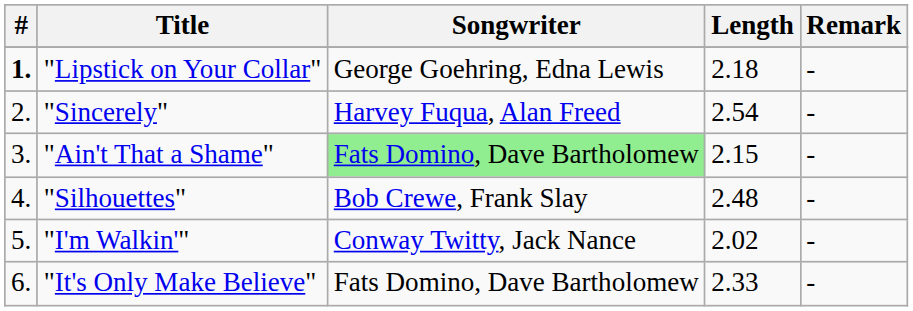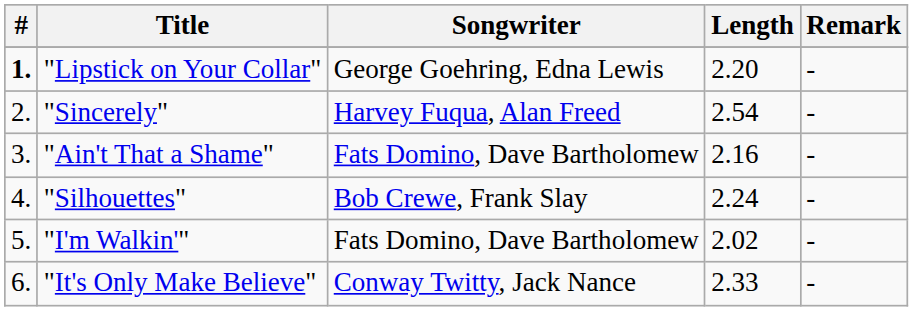(735, 68) 2.18 -> (735, 68) 2.20
(516, 154) lightgreen background -> (516, 154) no background
(735, 154) 2.15 -> (735, 154) 2.16
(735, 197) 2.48 -> (735, 197) 2.24
(485, 240) Conway Twitty, Jack Nance -> (516, 240) Fats Domino, Dave Bartholomew
(516, 283) Fats Domino, Dave Bartholomew -> (485, 283) Conway Twitty, Jack Nance
